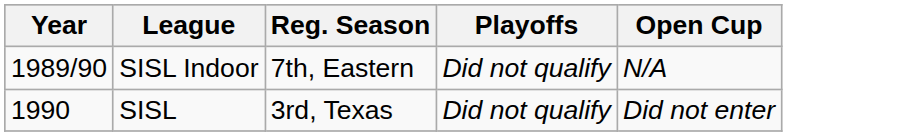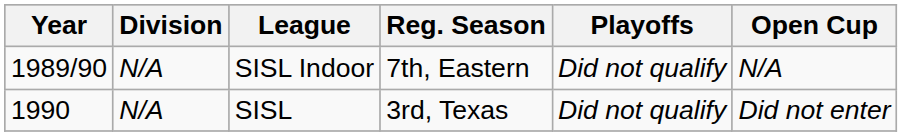+ column: (171, 25)
